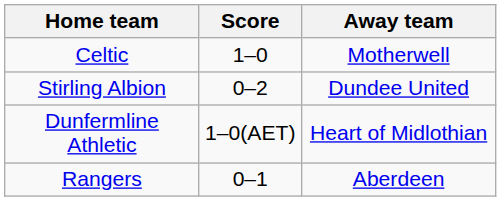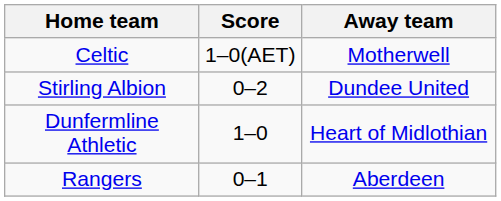(250, 54) 1–0 -> (250, 54) 1–0(AET)
(250, 133) 1–0(AET) -> (250, 133) 1–0
